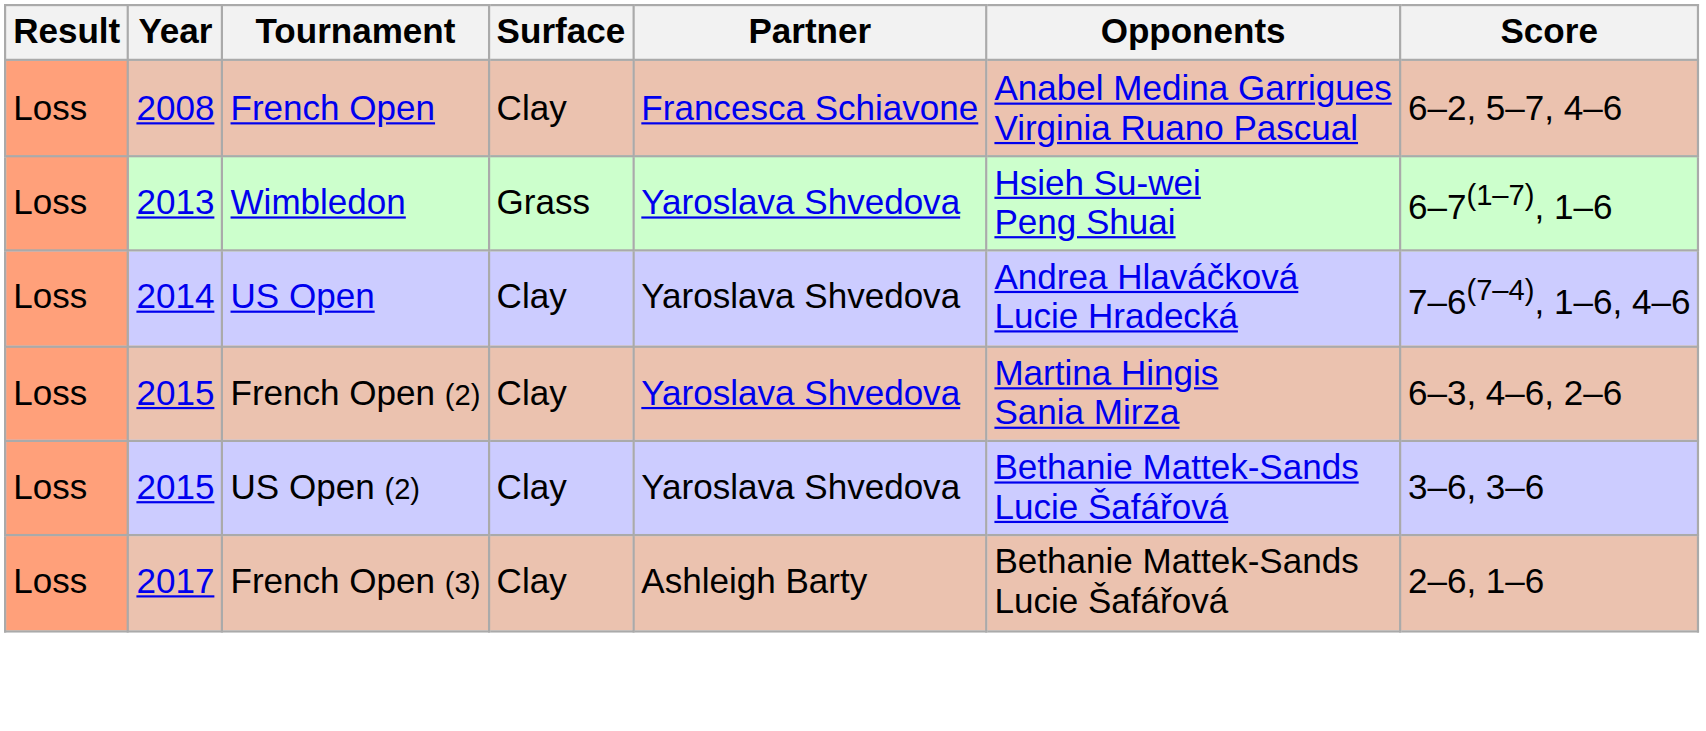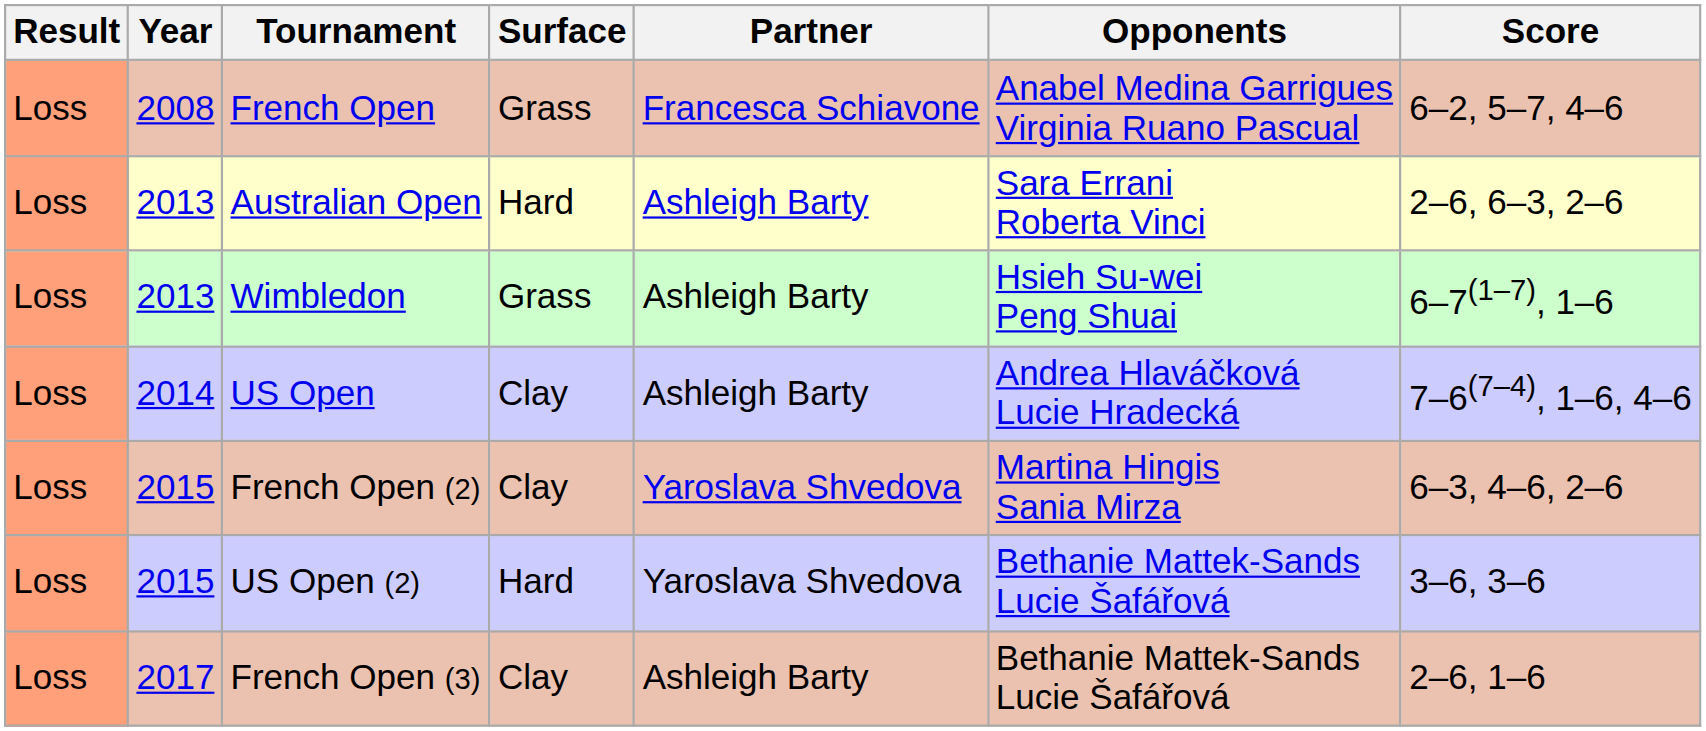(532, 107) Clay -> (545, 107) Grass
+ row: (356, 202)
(801, 202) Yaroslava Shvedova -> (756, 297) Ashleigh Barty
(801, 297) Yaroslava Shvedova -> (756, 392) Ashleigh Barty
(532, 487) Clay -> (536, 582) Hard
